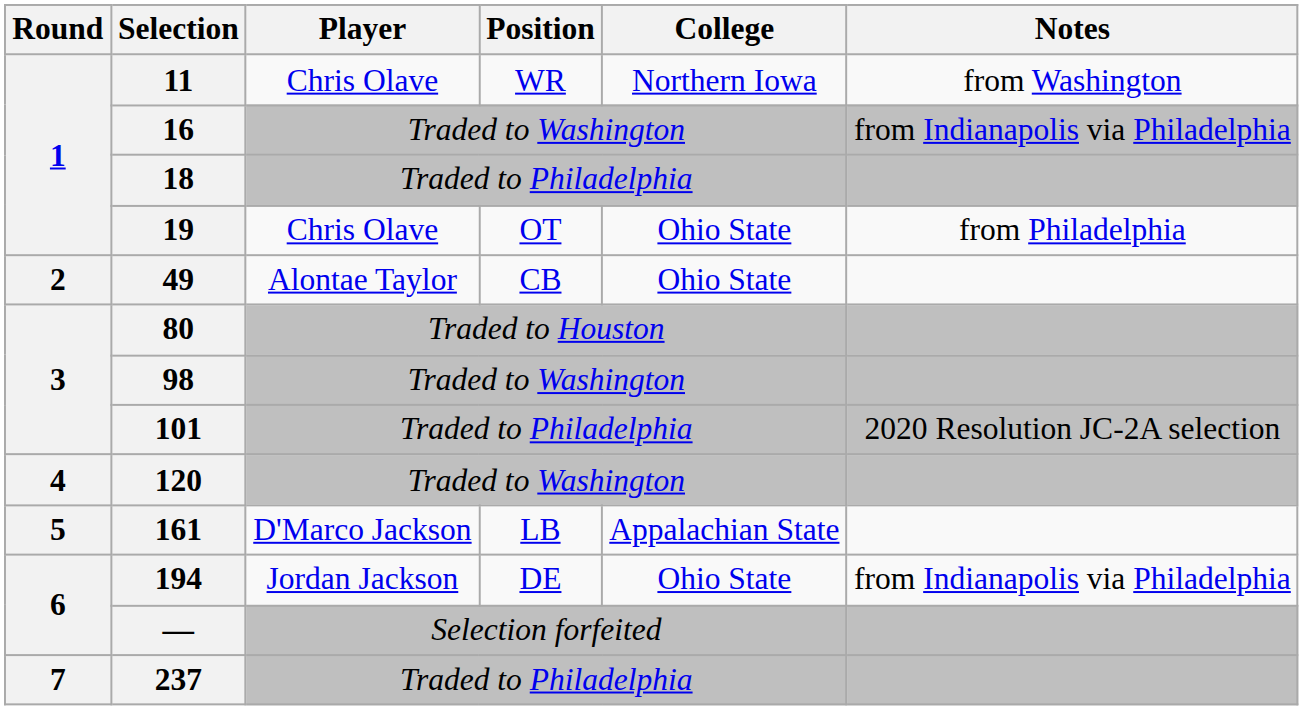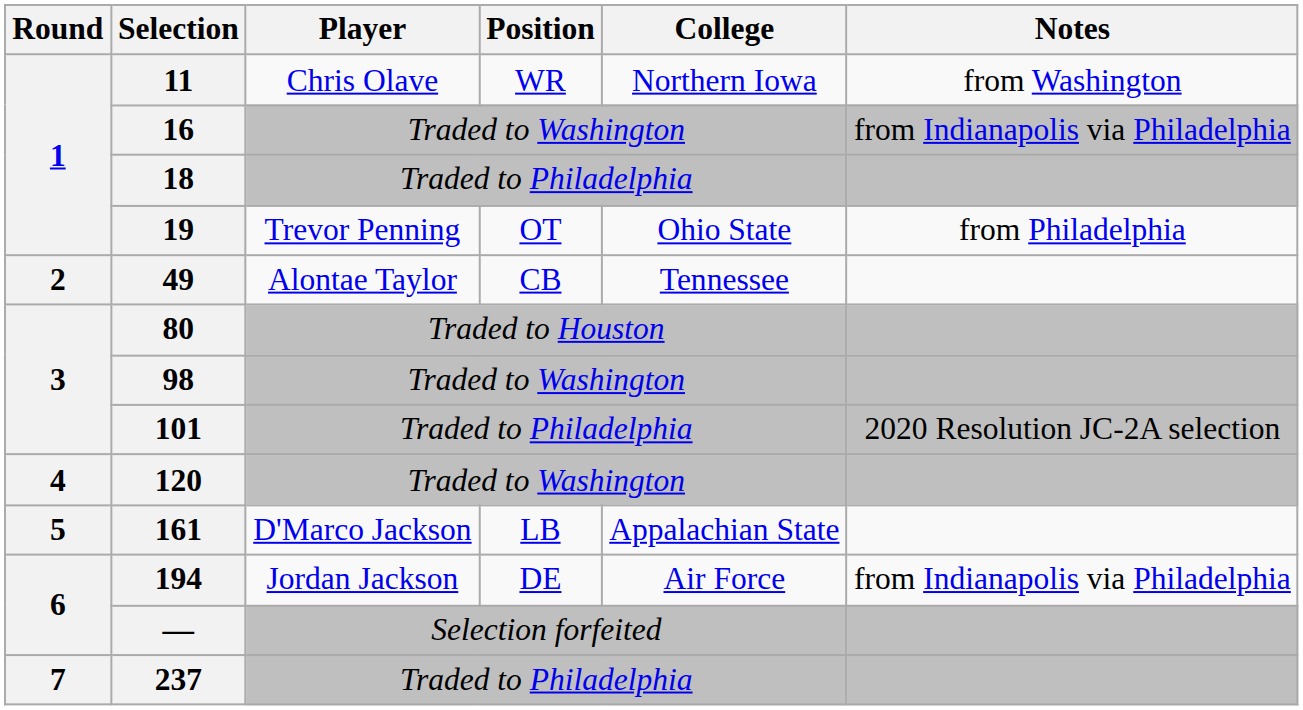(362, 229) Chris Olave -> (362, 229) Trevor Penning
(724, 279) Ohio State -> (724, 279) Tennessee
(724, 579) Ohio State -> (724, 579) Air Force
